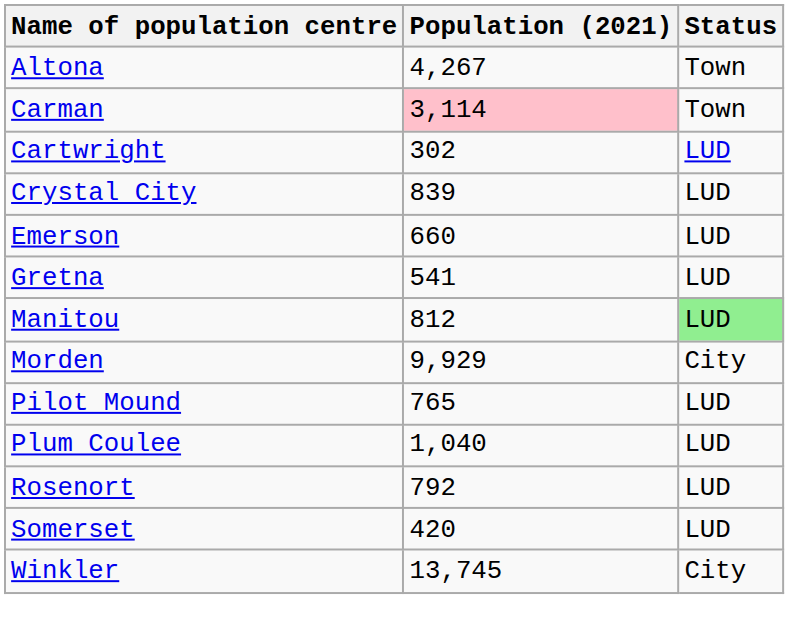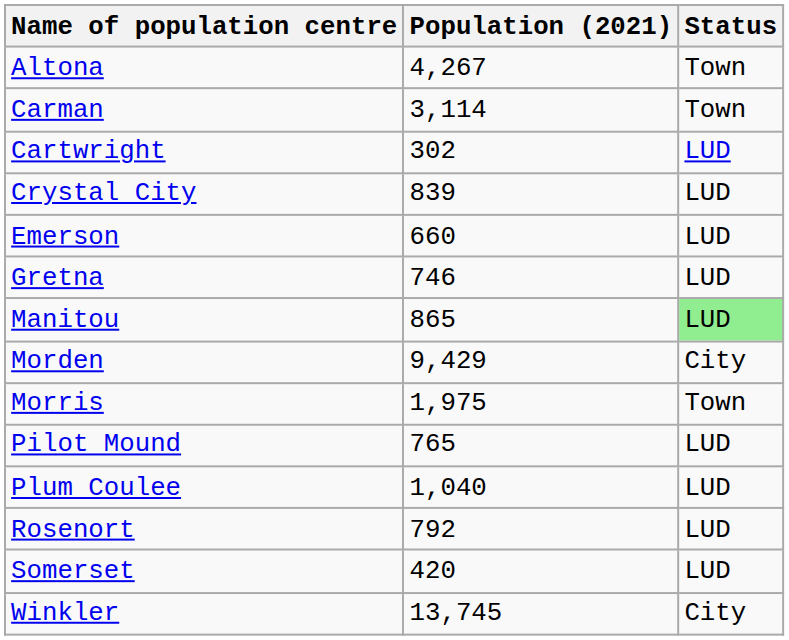(448, 110) pink background -> (448, 110) no background
(433, 278) 541 -> (433, 278) 746
(433, 320) 812 -> (433, 320) 865
(448, 362) 9,929 -> (448, 362) 9,429
+ row: (57, 404)
